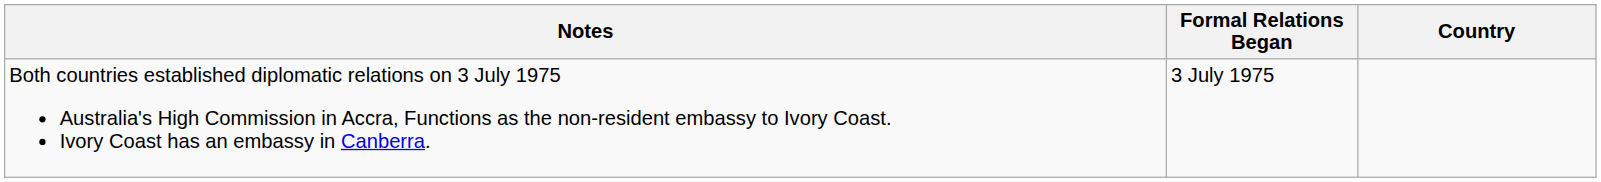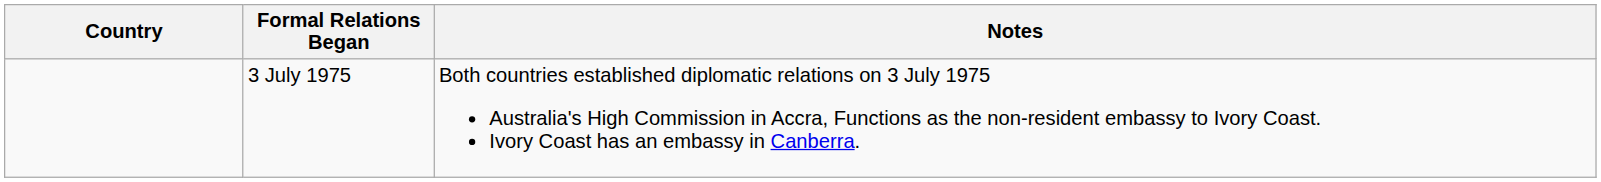columns swapped: (1477, 31) <-> (585, 31)
